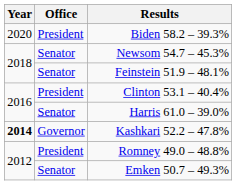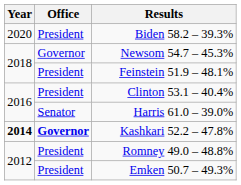(56, 53) Senator -> (61, 53) Governor
(56, 72) Senator -> (60, 72) President
(61, 131) normal -> (63, 131) bold
(56, 170) Senator -> (60, 170) President
